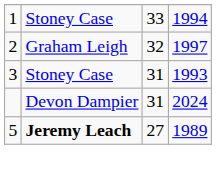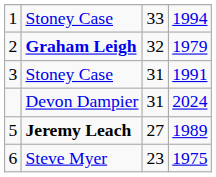(77, 46) normal -> (81, 46) bold
(190, 46) 1997 -> (190, 46) 1979
(190, 74) 1993 -> (190, 74) 1991
+ row: (13, 158)
